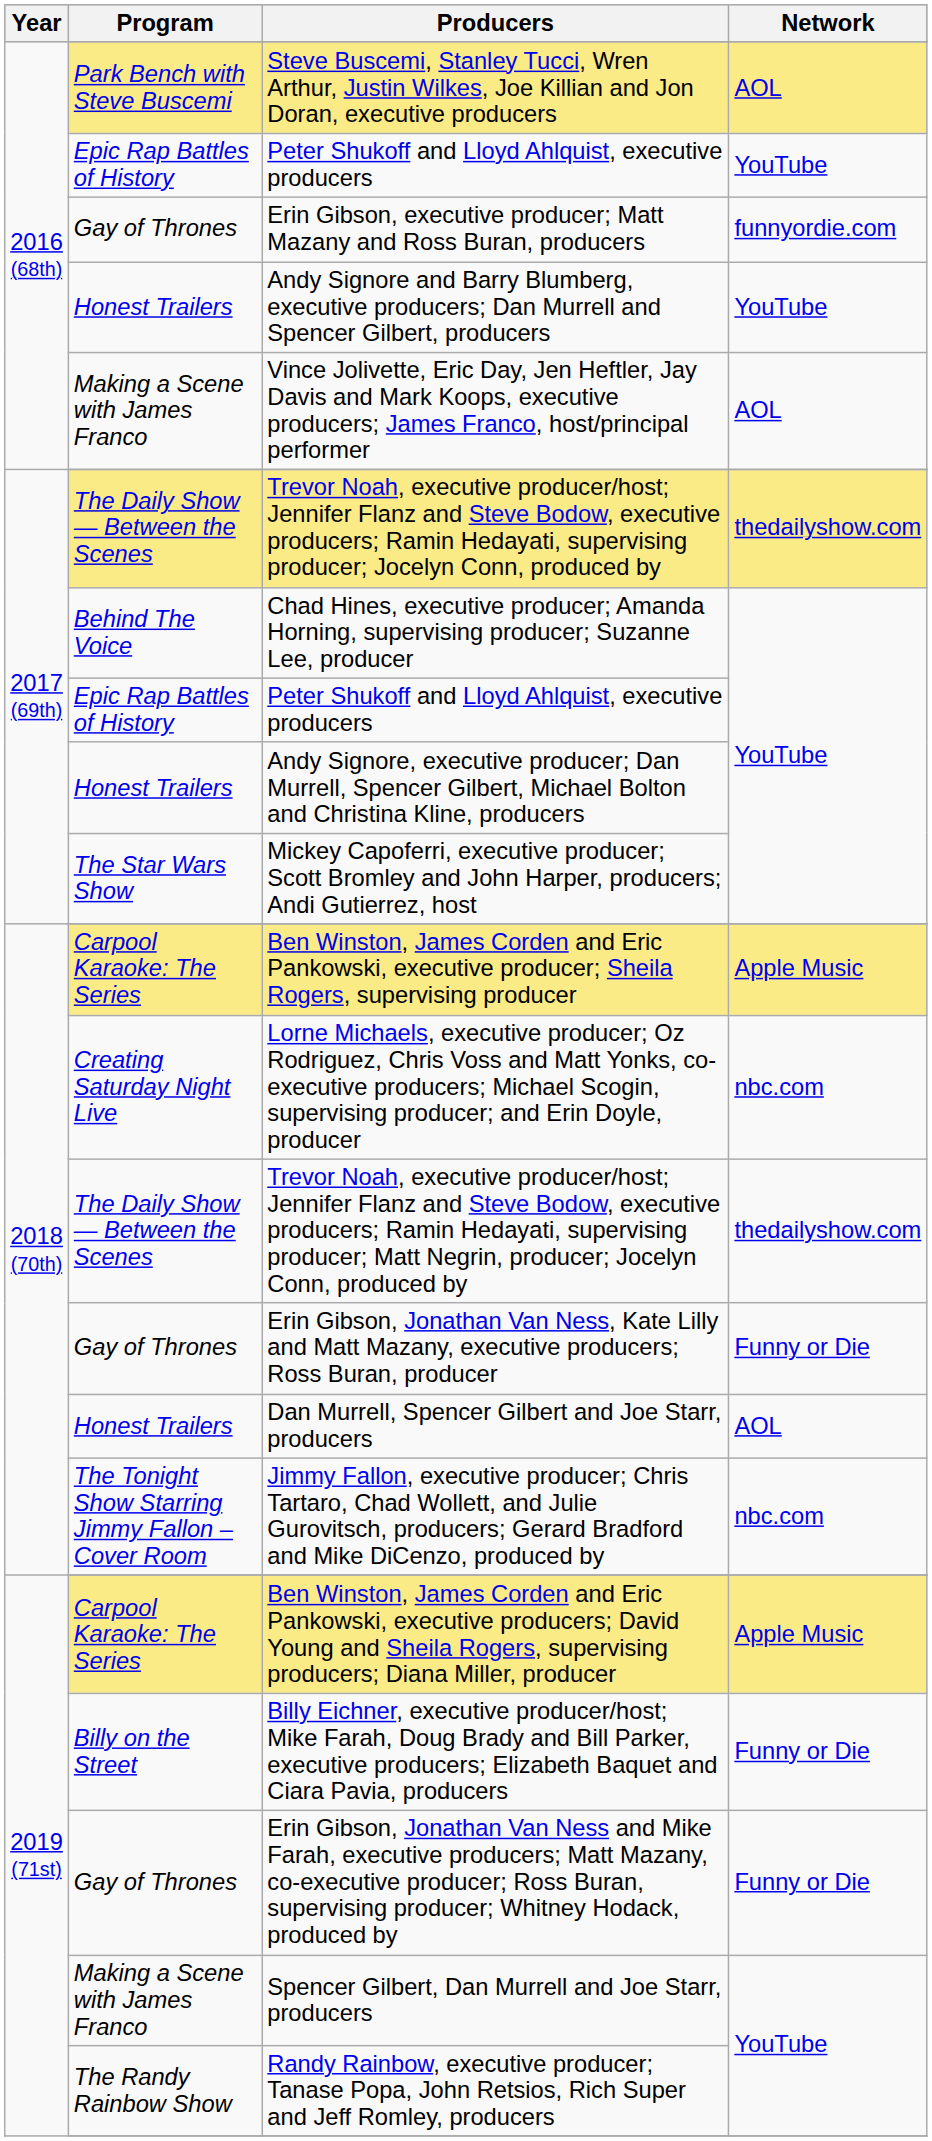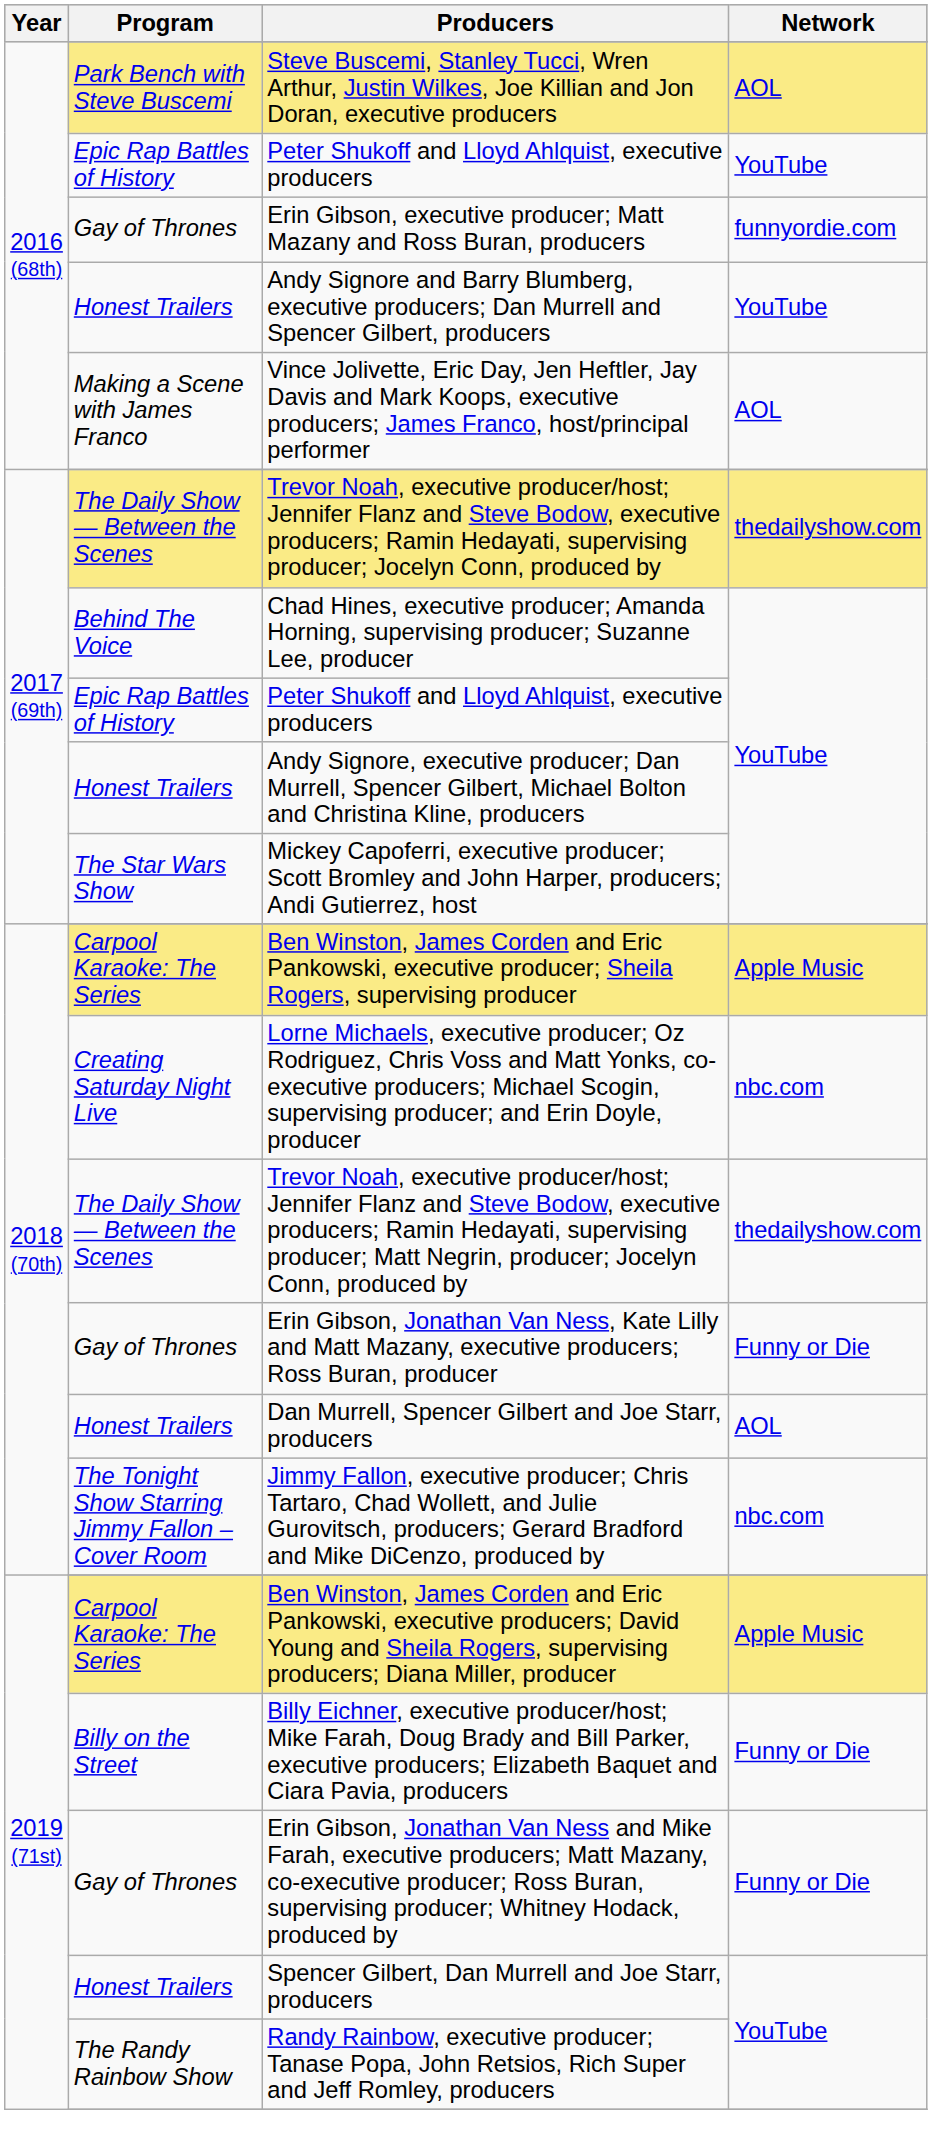(159, 1999) Making a Scene with James Franco -> (153, 1986) Honest Trailers
